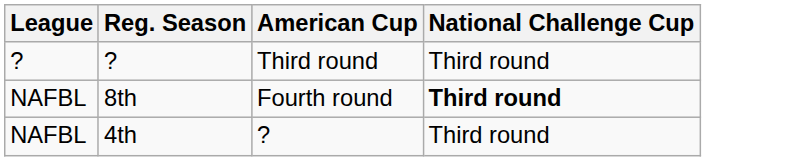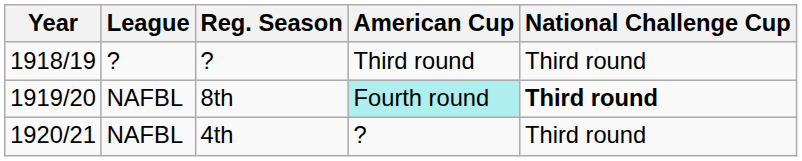+ column: (53, 23)
(325, 98) no background -> (421, 98) paleturquoise background
